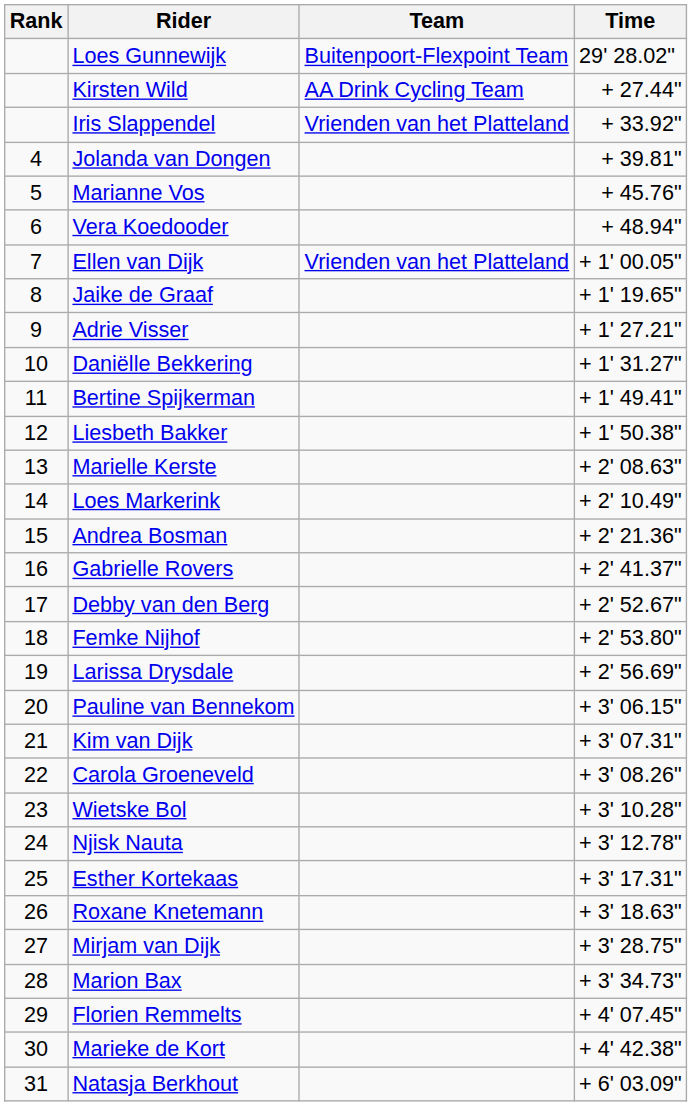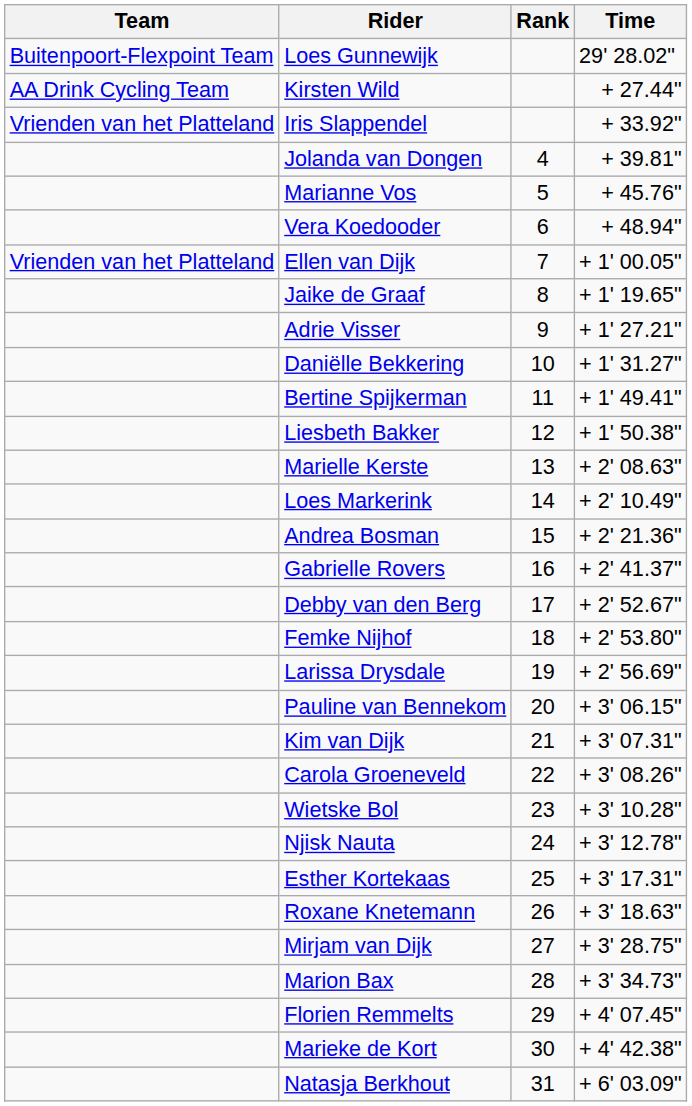columns swapped: (36, 21) <-> (437, 21)
